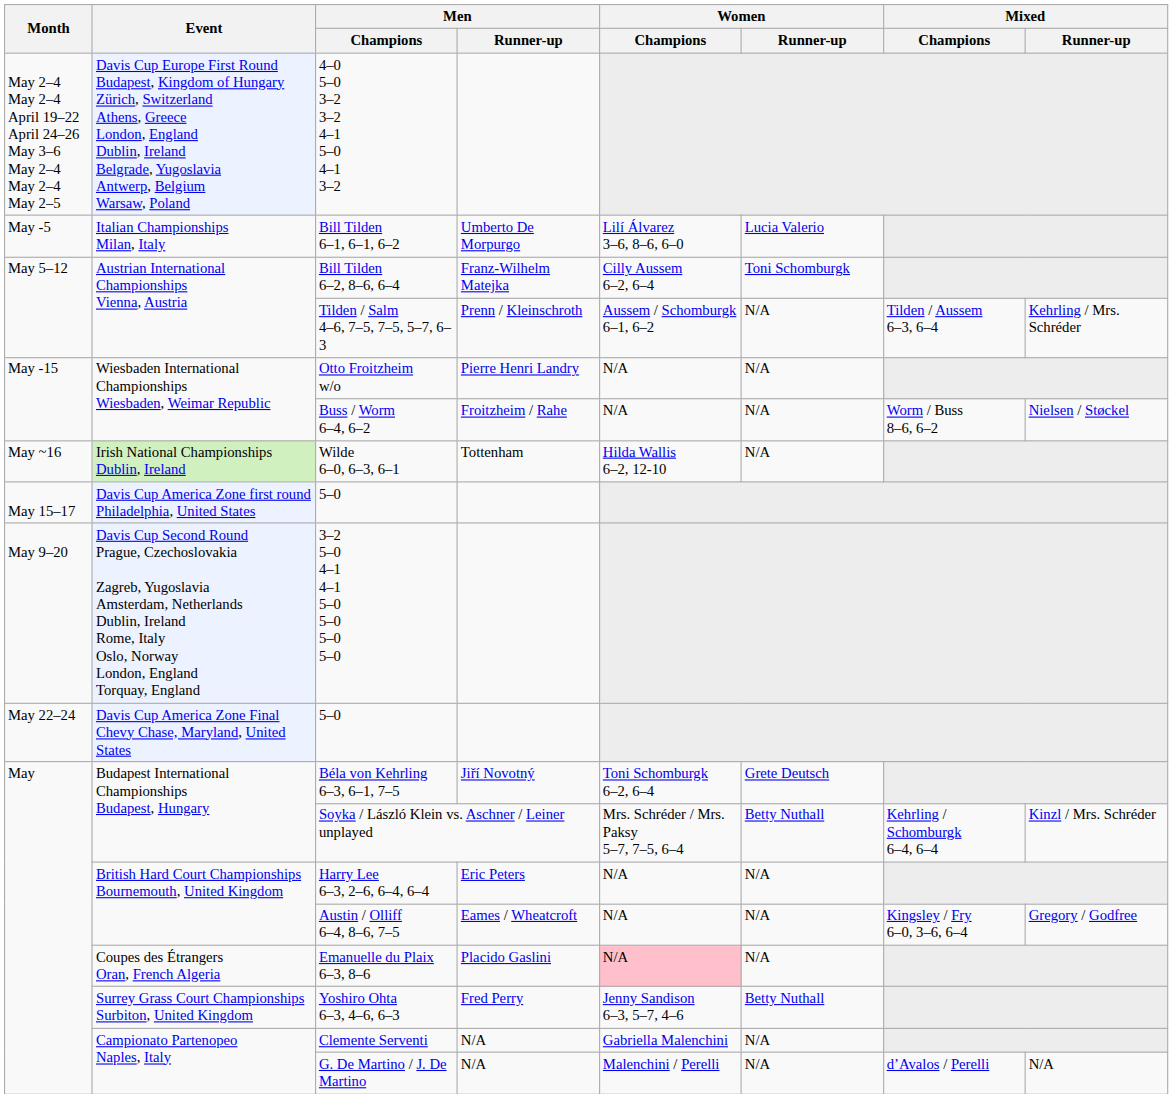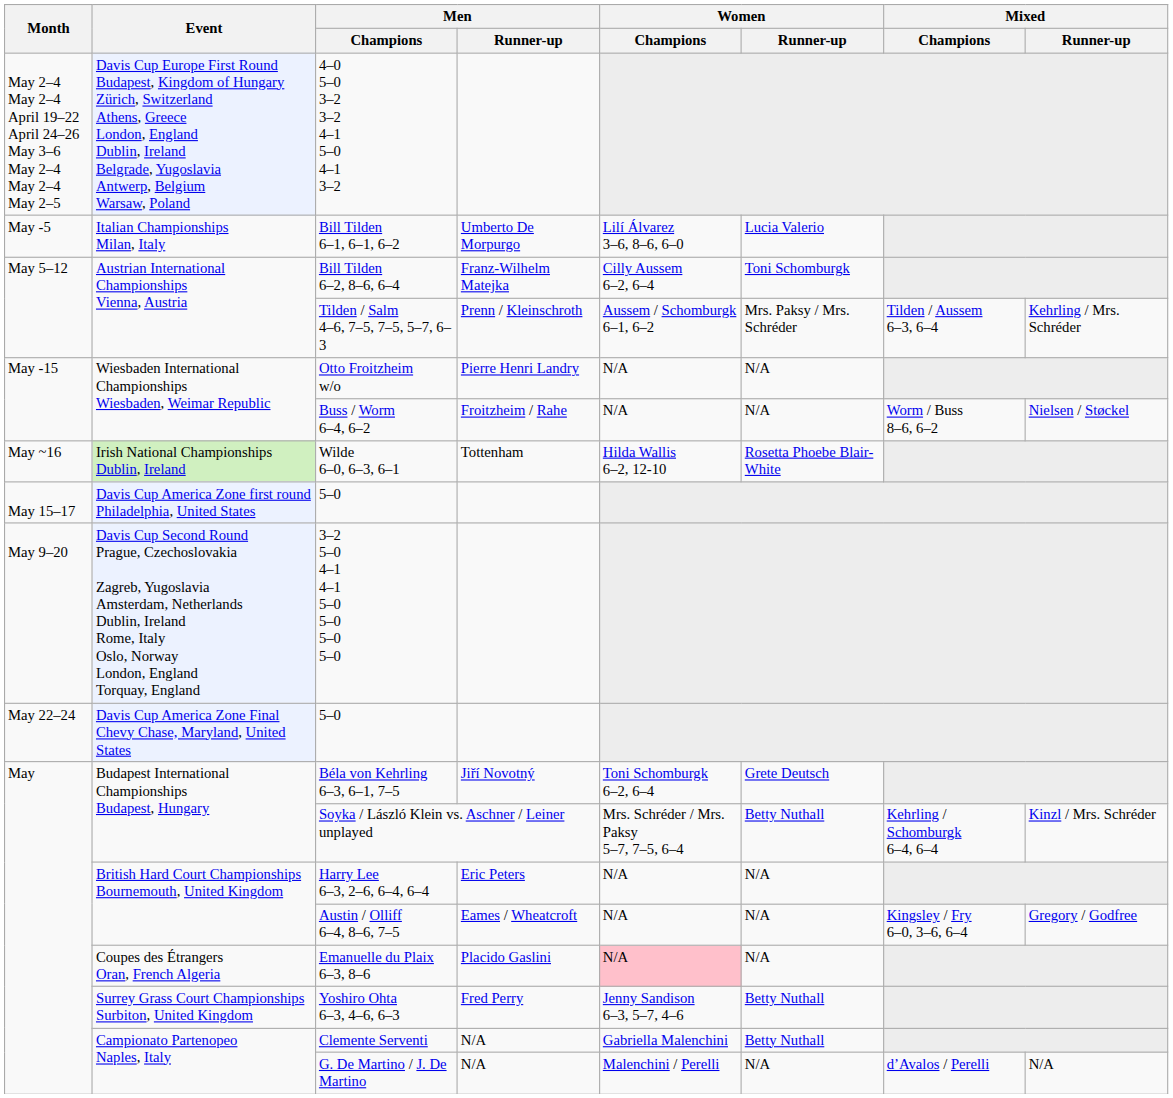(757, 310) N/A -> (797, 318) Mrs. Paksy / Mrs. Schréder
(757, 451) N/A -> (809, 460) Rosetta Phoebe Blair-White
(757, 1039) N/A -> (785, 1039) Betty Nuthall
